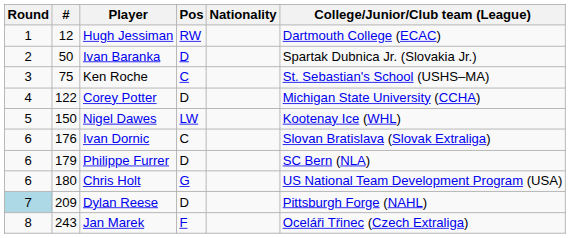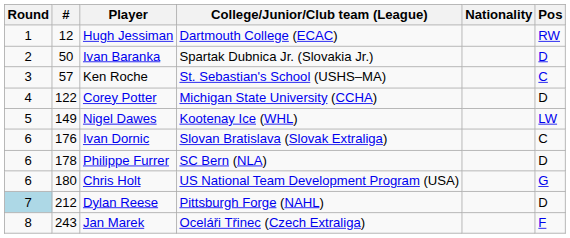columns swapped: (191, 14) <-> (423, 14)
(66, 77) 75 -> (66, 77) 57
(66, 118) 150 -> (66, 118) 149
(66, 160) 179 -> (66, 160) 178
(66, 202) 209 -> (66, 202) 212
